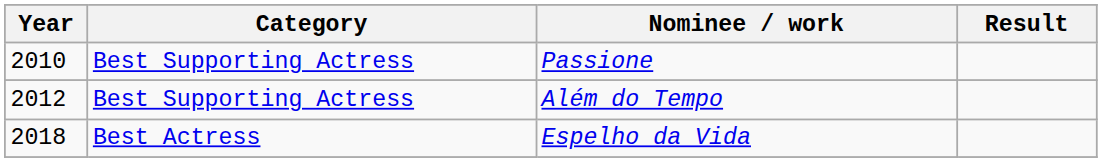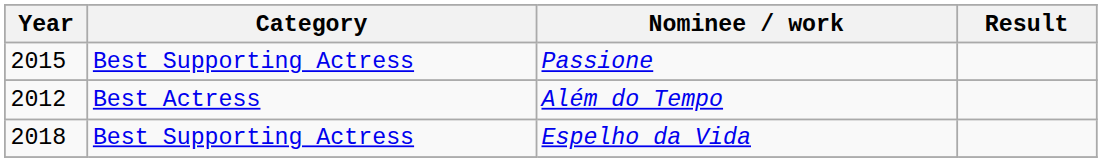(38, 62) 2010 -> (38, 62) 2015
(253, 100) Best Supporting Actress -> (177, 100) Best Actress
(177, 138) Best Actress -> (253, 138) Best Supporting Actress
